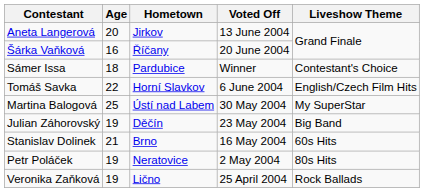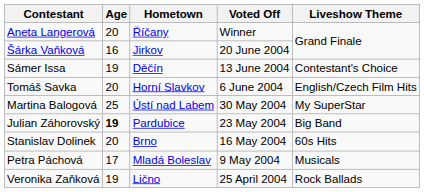(148, 32) Jirkov -> (151, 32) Říčany
(254, 32) 13 June 2004 -> (238, 32) Winner
(151, 50) Říčany -> (148, 50) Jirkov
(112, 69) 18 -> (112, 69) 19
(159, 69) Pardubice -> (148, 69) Děčín
(238, 69) Winner -> (254, 69) 13 June 2004
(112, 87) 22 -> (112, 87) 20
(112, 123) normal -> (112, 123) bold
(148, 123) Děčín -> (159, 123) Pardubice
(112, 142) 21 -> (112, 142) 20
+ row: (45, 160)
- row: (40, 160)
